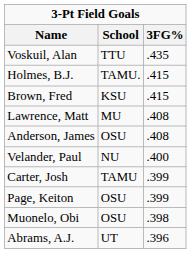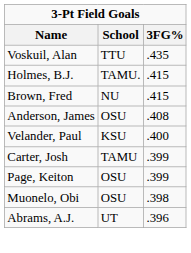(114, 95) KSU -> (110, 95) NU
- row: (48, 116)
(110, 156) NU -> (114, 136) KSU
